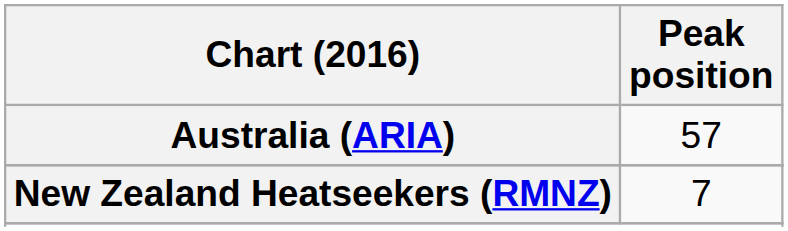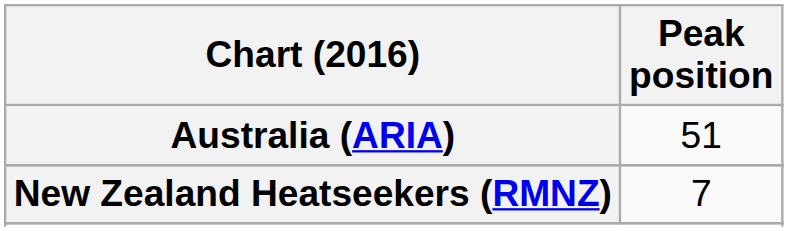(701, 134) 57 -> (701, 134) 51
